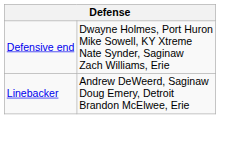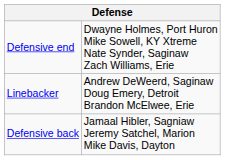+ row: (43, 134)
